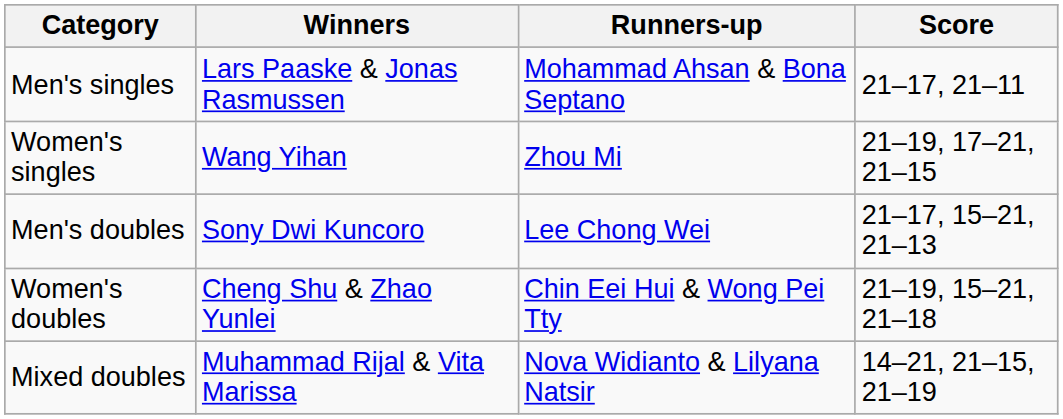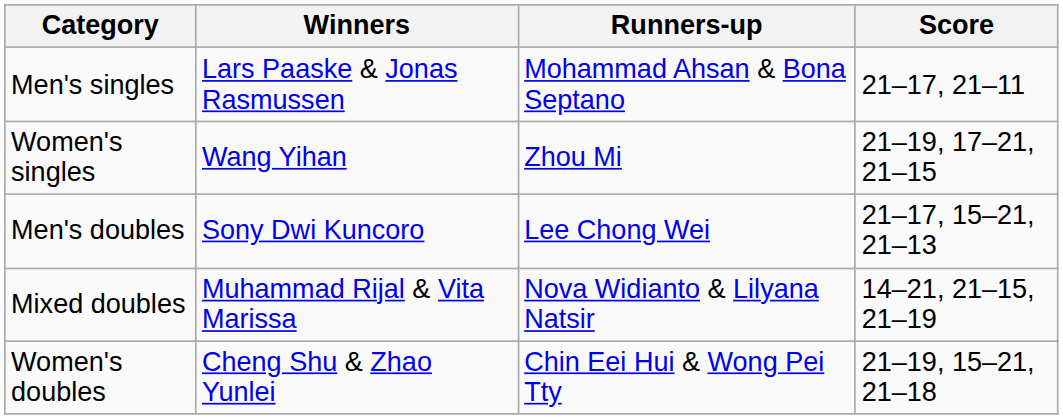rows swapped: (67, 303) <-> (98, 377)
